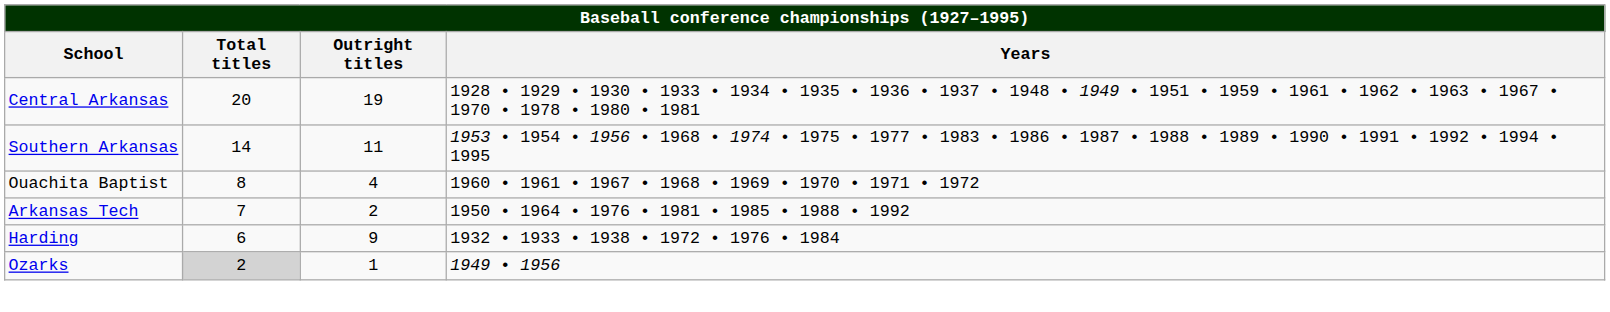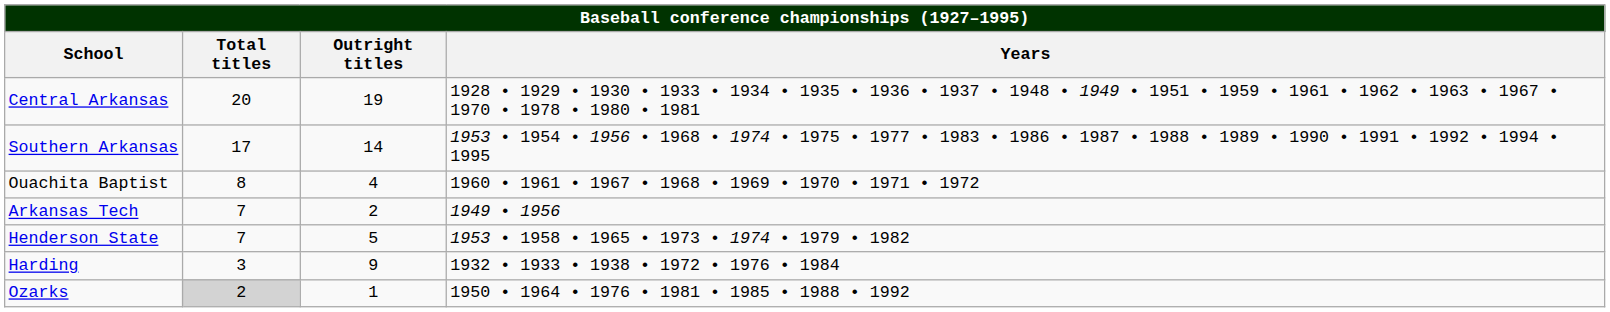(241, 148) 14 -> (241, 148) 17
(373, 148) 11 -> (373, 148) 14
(680, 211) 1950 • 1964 • 1976 • 1981 • 1985 • 1988 • 1992 -> (505, 211) 1949 • 1956
+ row: (83, 239)
(241, 239) 6 -> (241, 266) 3
(505, 266) 1949 • 1956 -> (680, 293) 1950 • 1964 • 1976 • 1981 • 1985 • 1988 • 1992
